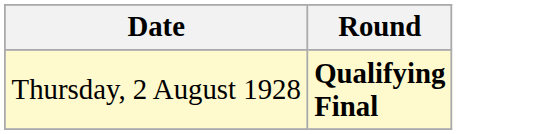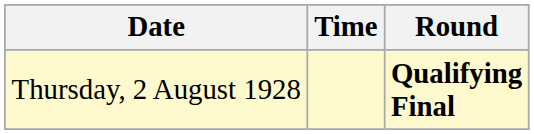+ column: (346, 27)
